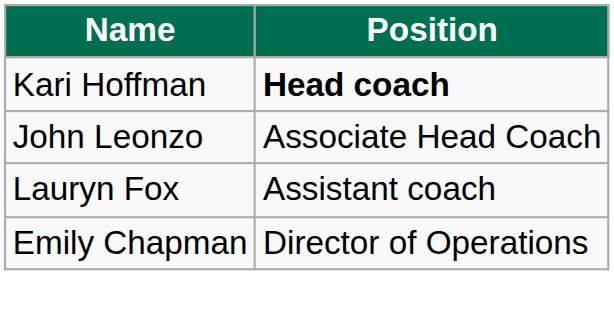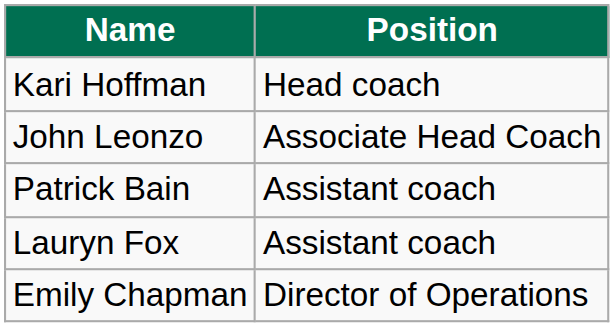(356, 83) bold -> (352, 83) normal
+ row: (101, 189)
